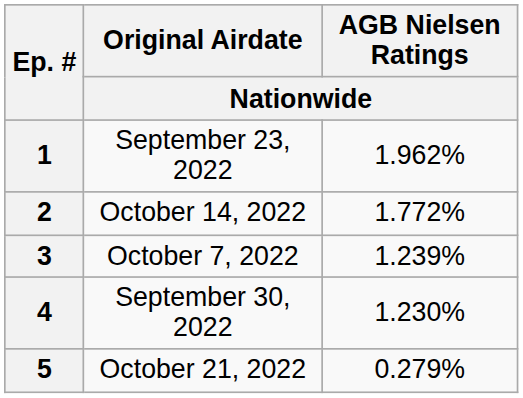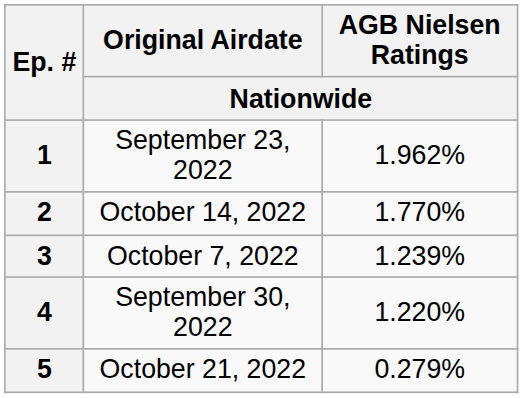(420, 212) 1.772% -> (420, 212) 1.770%
(420, 312) 1.230% -> (420, 312) 1.220%
